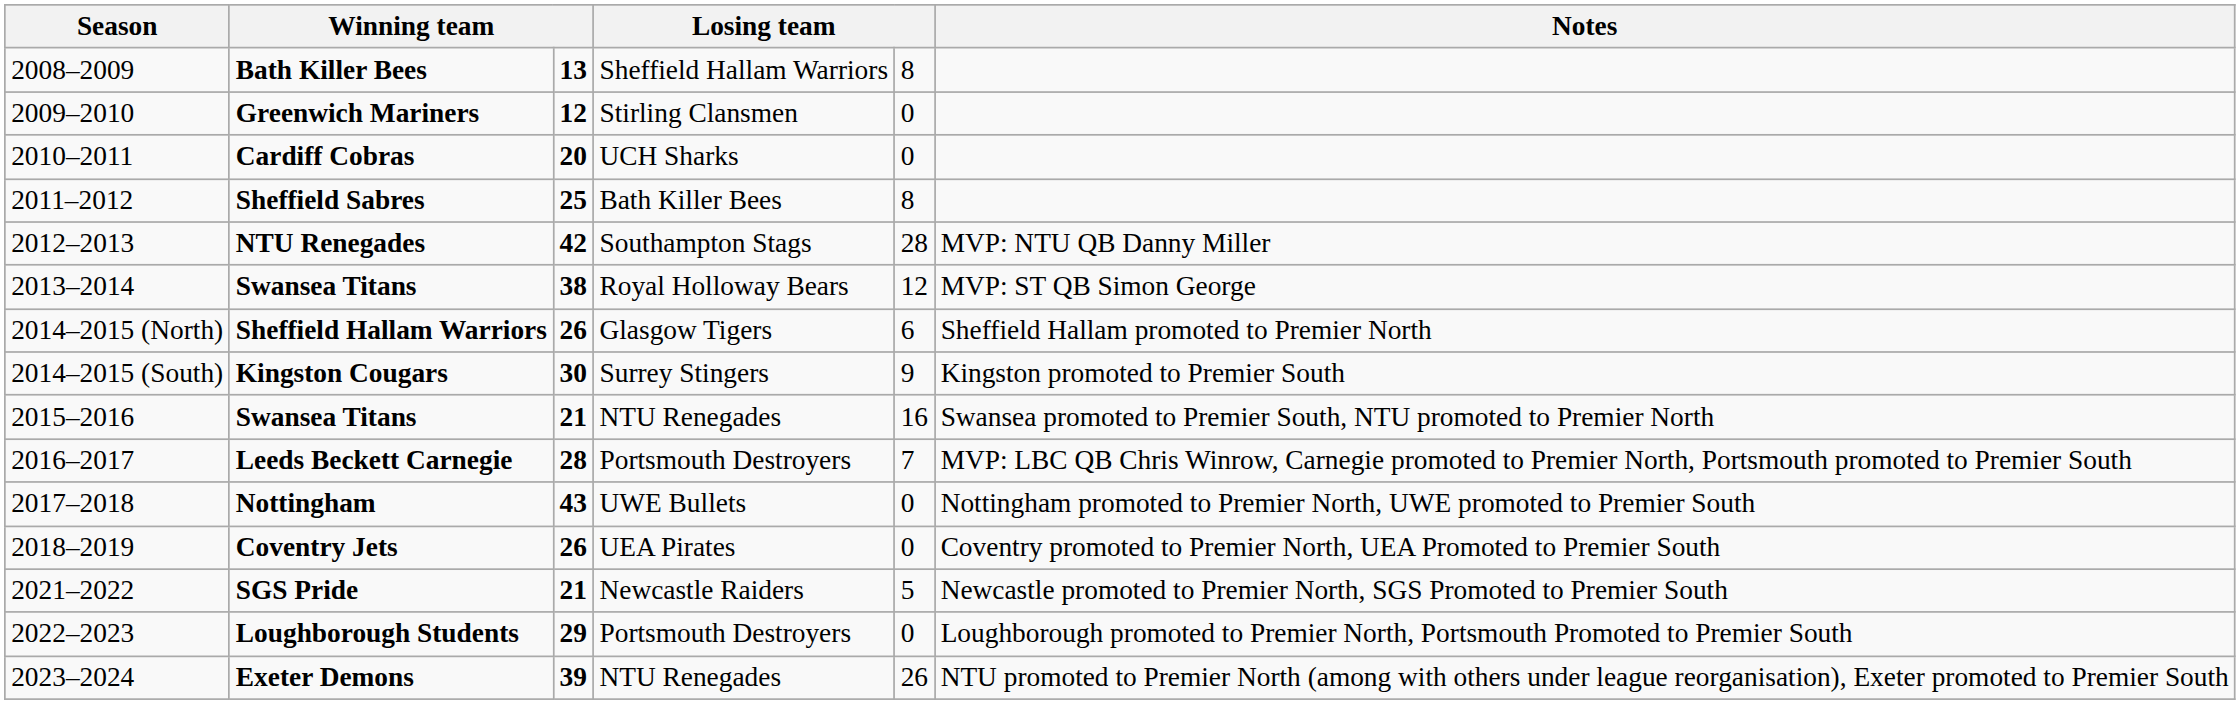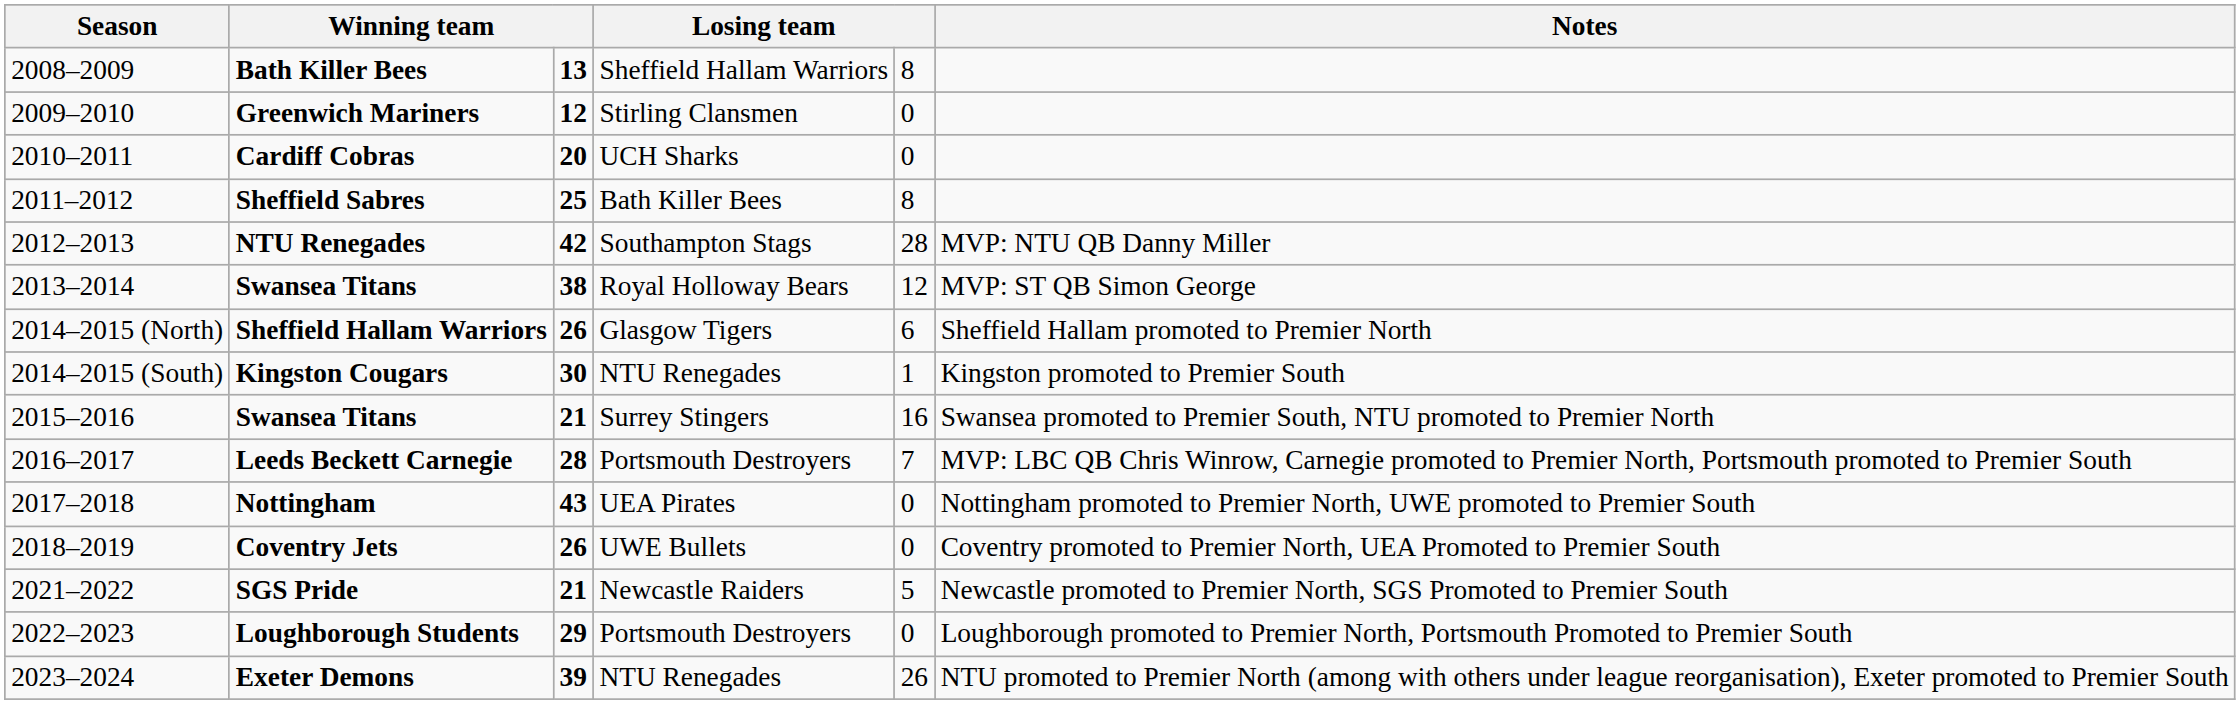(684, 373) Surrey Stingers -> (690, 373) NTU Renegades
(907, 373) 9 -> (907, 373) 1
(690, 416) NTU Renegades -> (684, 416) Surrey Stingers
(673, 503) UWE Bullets -> (667, 503) UEA Pirates
(667, 546) UEA Pirates -> (673, 546) UWE Bullets
